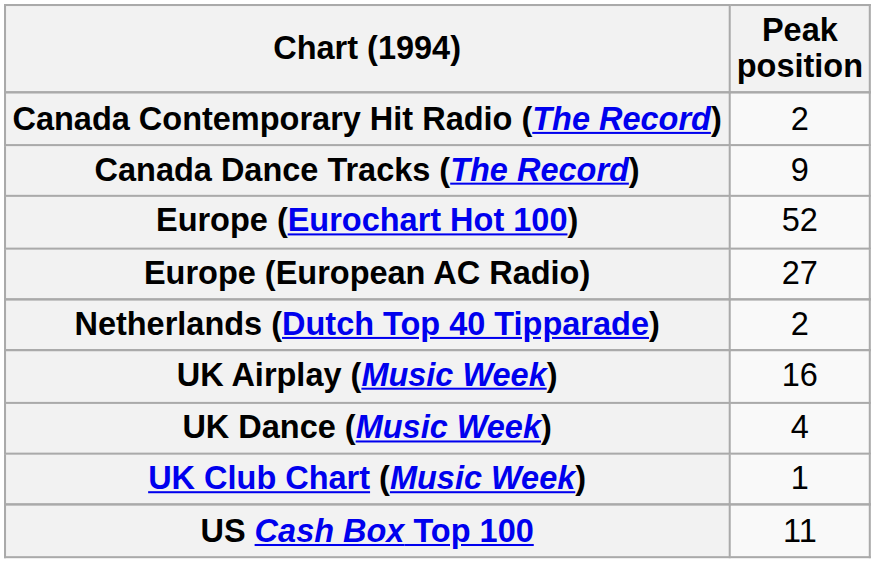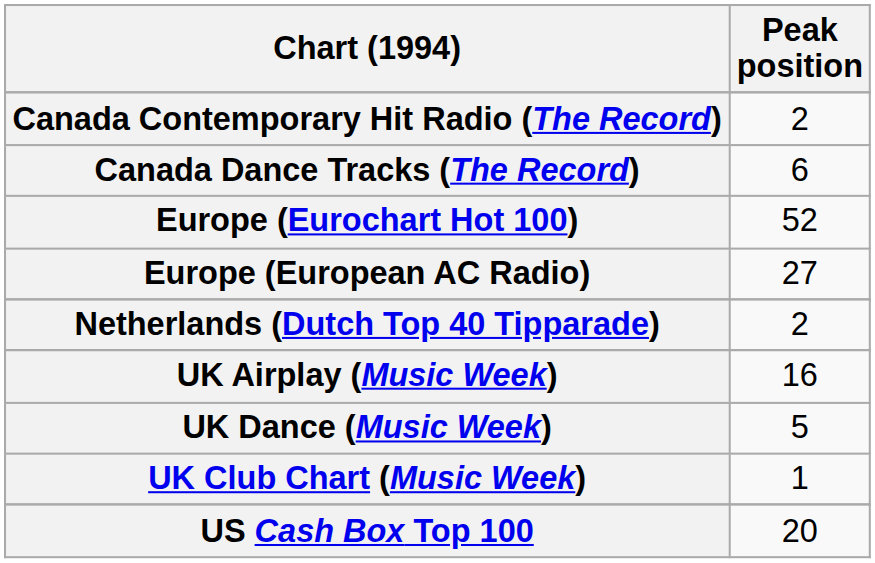(800, 169) 9 -> (800, 169) 6
(800, 427) 4 -> (800, 427) 5
(800, 530) 11 -> (800, 530) 20
